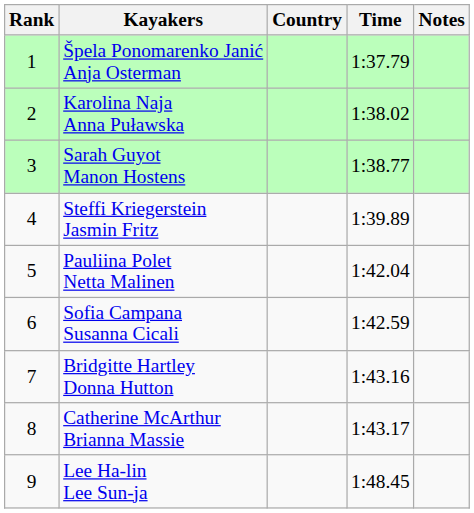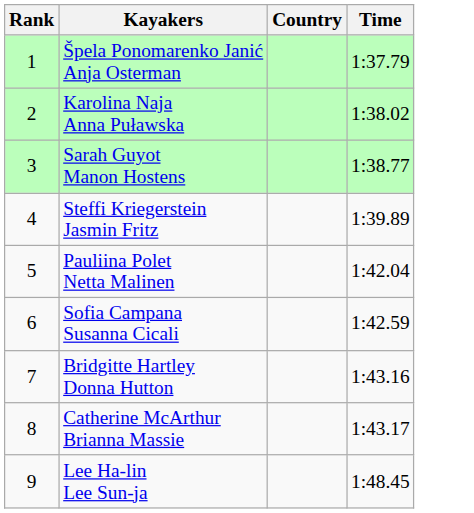- column: (442, 19)
